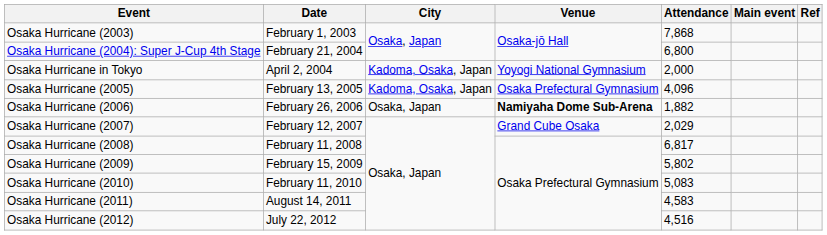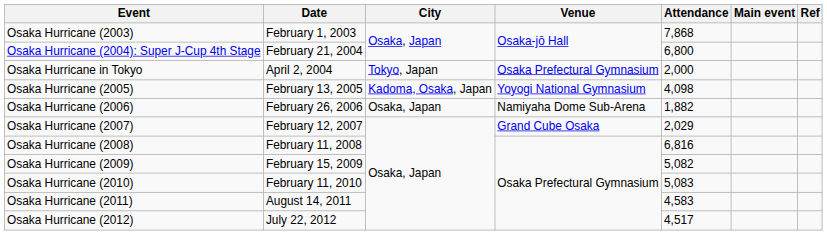(430, 70) Kadoma, Osaka, Japan -> (403, 70) Tokyo, Japan
(571, 70) Yoyogi National Gymnasium -> (578, 70) Osaka Prefectural Gymnasium
(578, 88) Osaka Prefectural Gymnasium -> (571, 88) Yoyogi National Gymnasium
(679, 88) 4,096 -> (679, 88) 4,098
(575, 107) bold -> (571, 107) normal
(679, 145) 6,817 -> (679, 145) 6,816
(679, 164) 5,802 -> (679, 164) 5,082
(679, 220) 4,516 -> (679, 220) 4,517
